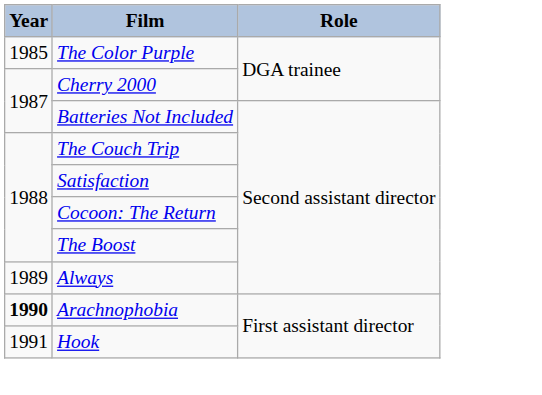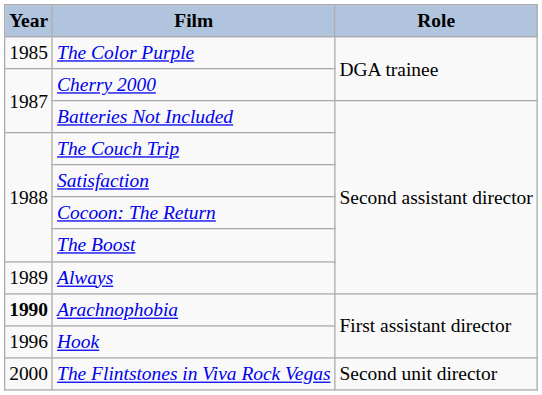(29, 341) 1991 -> (29, 341) 1996
+ row: (194, 373)
